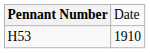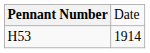(128, 36) 1910 -> (128, 36) 1914
